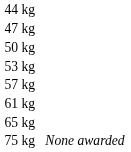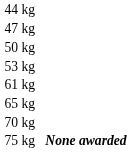- row: (20, 85)
+ row: (20, 122)
(85, 141) normal -> (86, 141) bold
